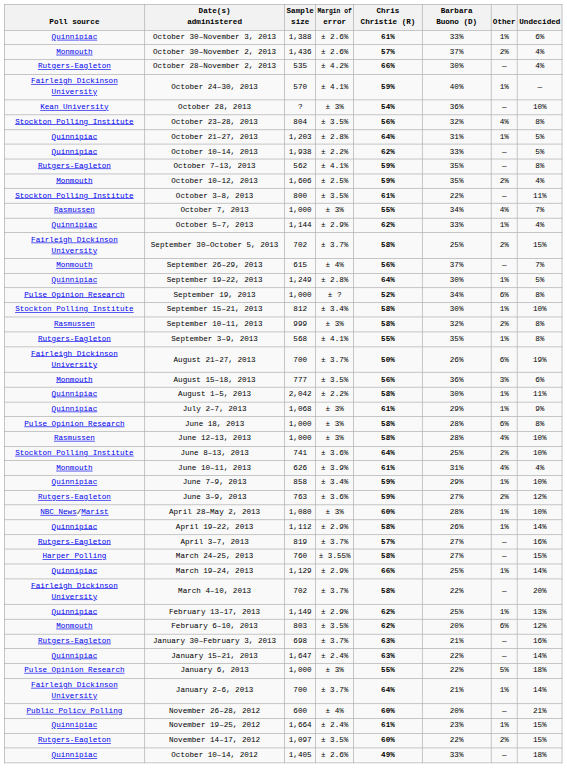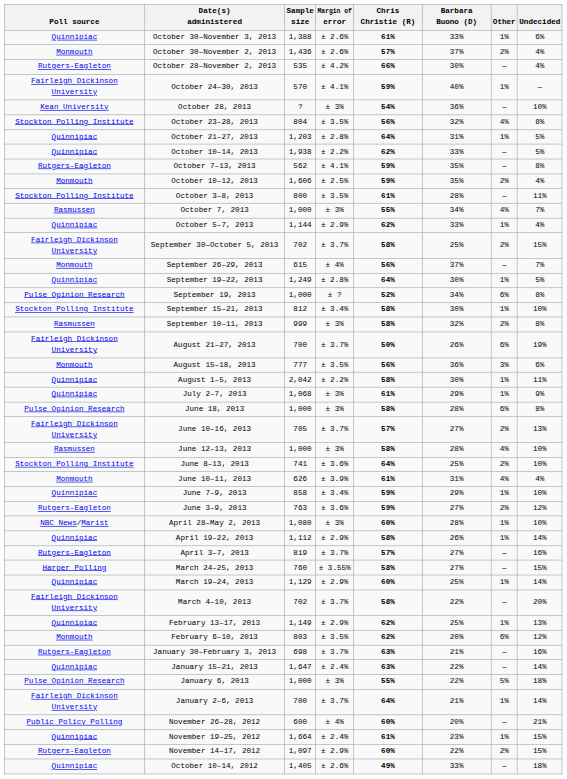(457, 195) 22% -> (457, 195) 28%
- row: (215, 339)
+ row: (215, 429)
(388, 571) 66% -> (388, 582) 60%
(335, 740) ± 3.5% -> (335, 751) ± 2.9%
